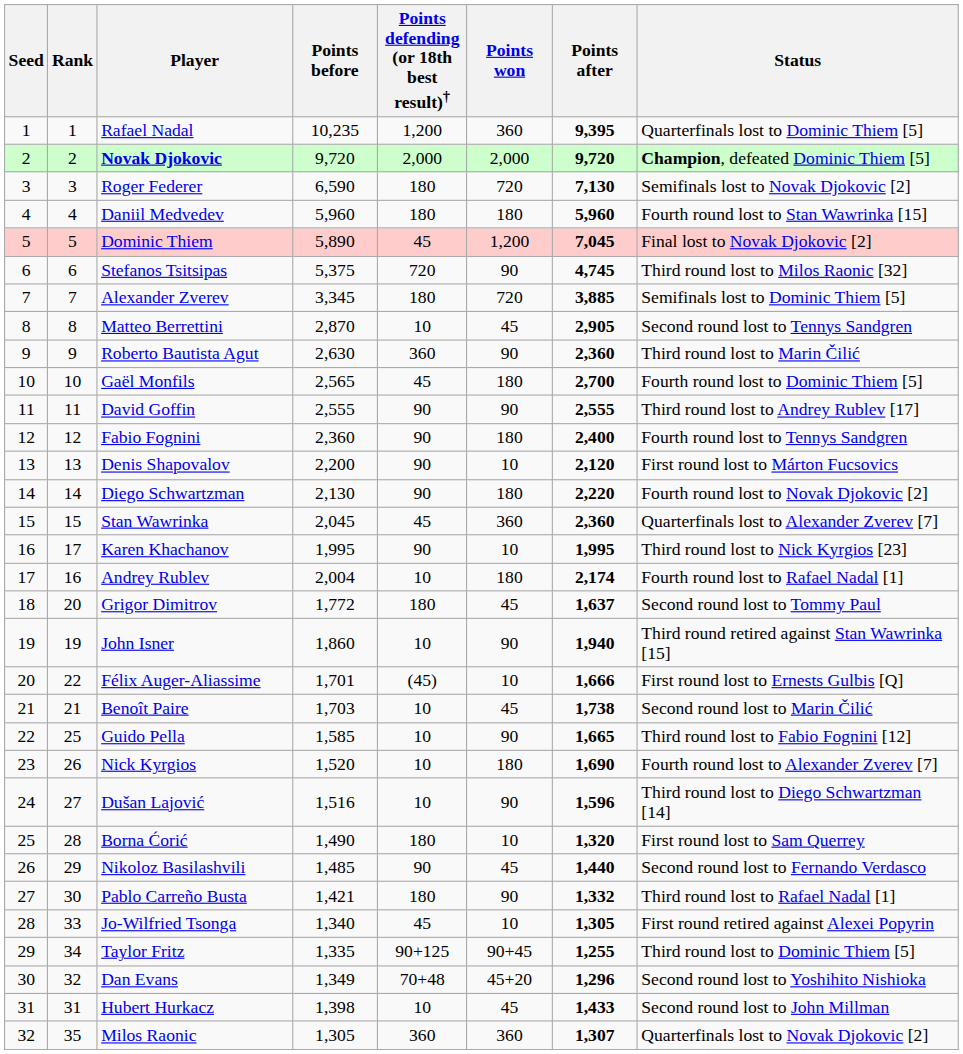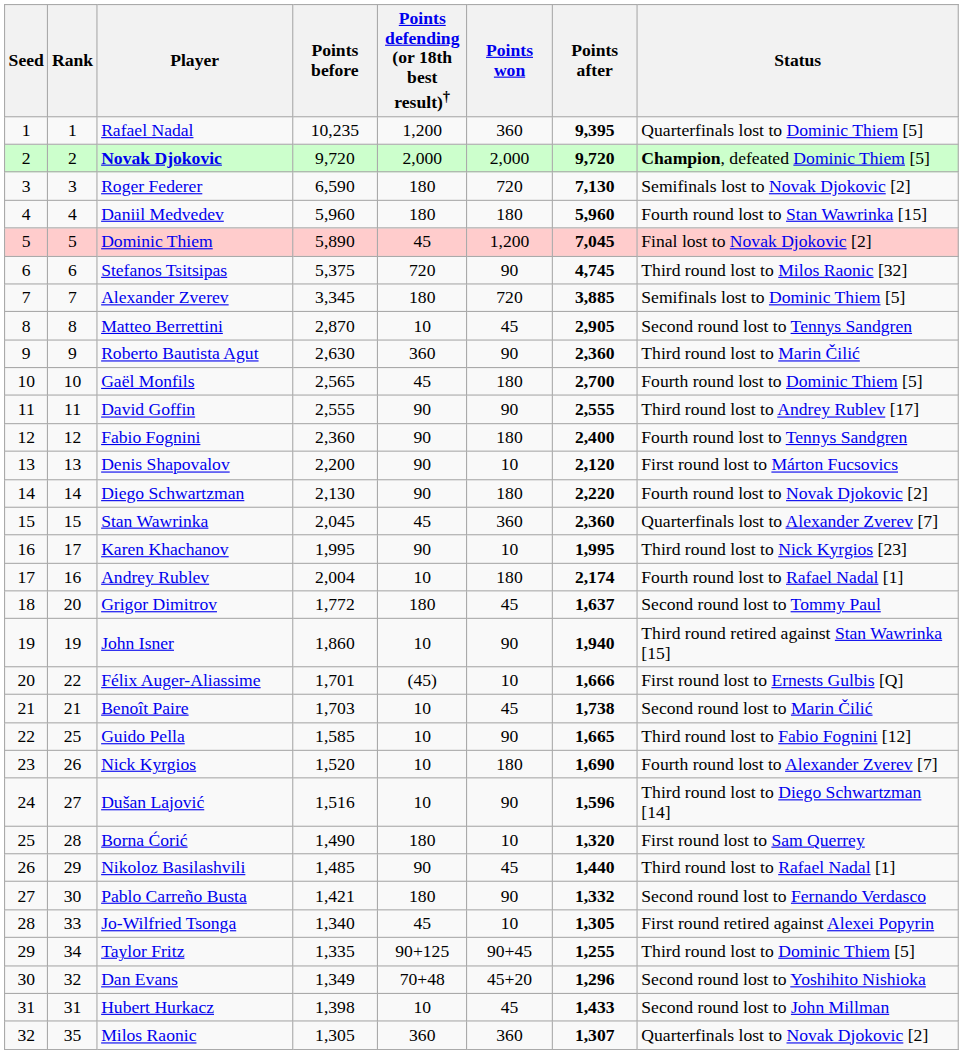(784, 867) Second round lost to Fernando Verdasco -> (768, 867) Third round lost to Rafael Nadal [1]
(768, 895) Third round lost to Rafael Nadal [1] -> (784, 895) Second round lost to Fernando Verdasco
